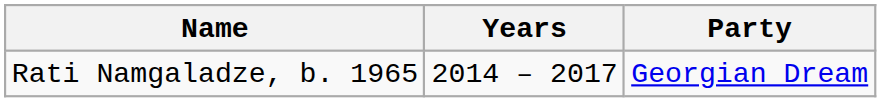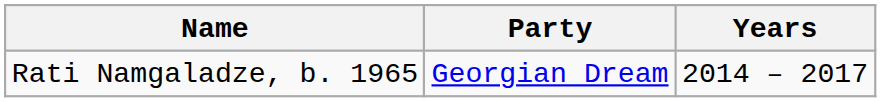columns swapped: (750, 28) <-> (525, 28)
